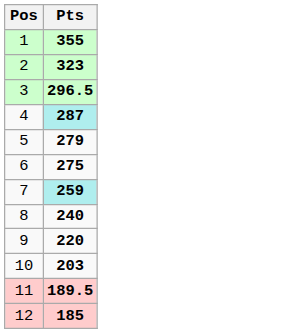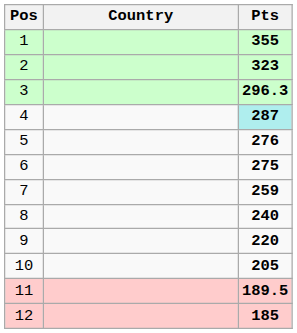+ column: (141, 17)
(70, 92) 296.5 -> (265, 92) 296.3
(70, 142) 279 -> (265, 142) 276
(70, 192) paleturquoise background -> (265, 192) no background
(70, 267) 203 -> (265, 267) 205
